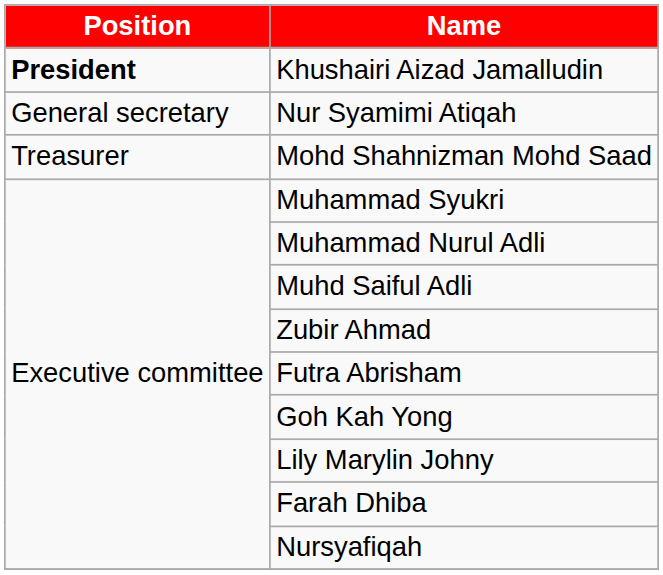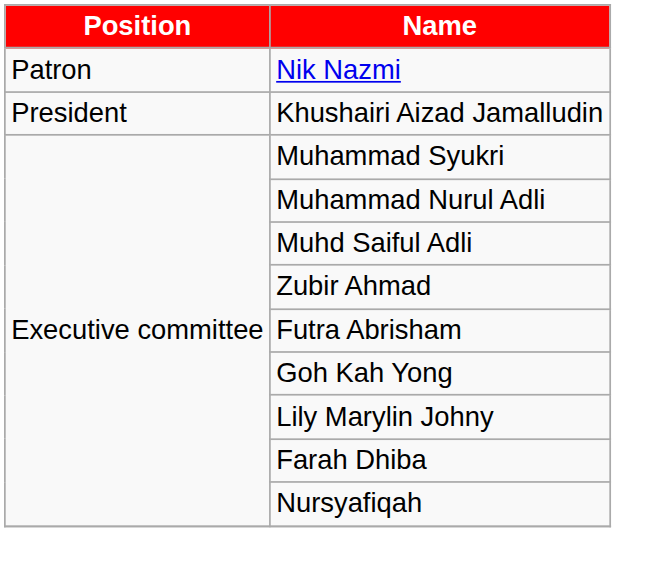+ row: (339, 69)
(74, 69) bold -> (69, 112) normal
- row: (396, 112)
- row: (464, 156)
